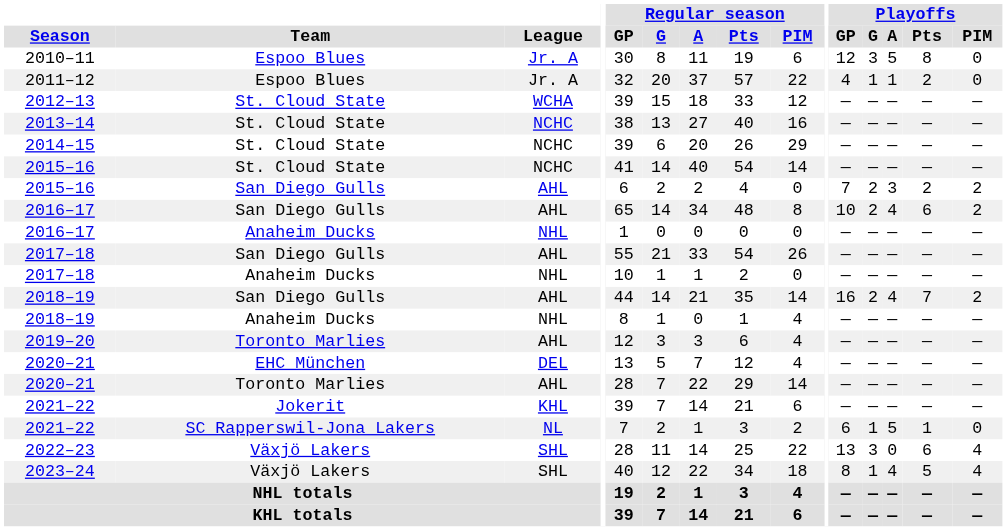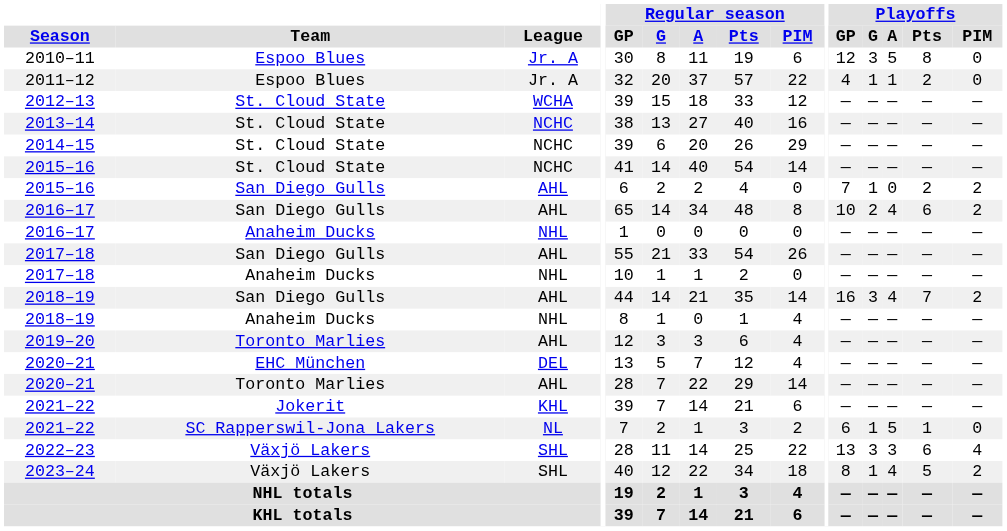(873, 189) 2 -> (873, 189) 1
(892, 189) 3 -> (892, 189) 0
(873, 298) 2 -> (873, 298) 3
(892, 450) 0 -> (892, 450) 3
(977, 472) 4 -> (977, 472) 2
